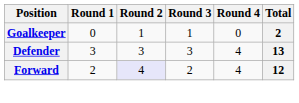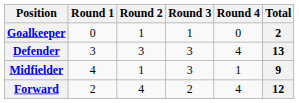+ row: (36, 70)
(141, 70) lavender background -> (141, 88) no background
